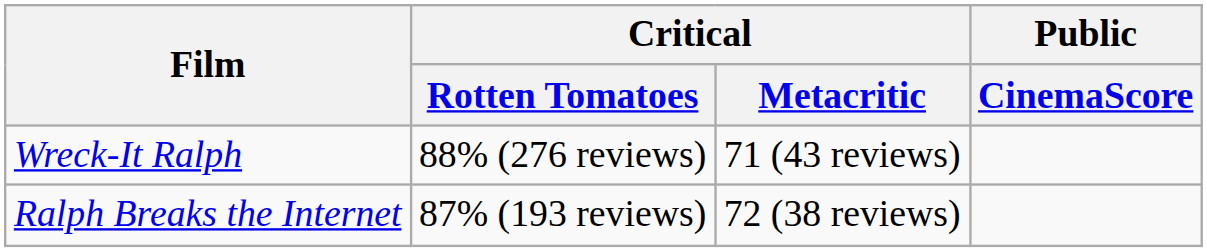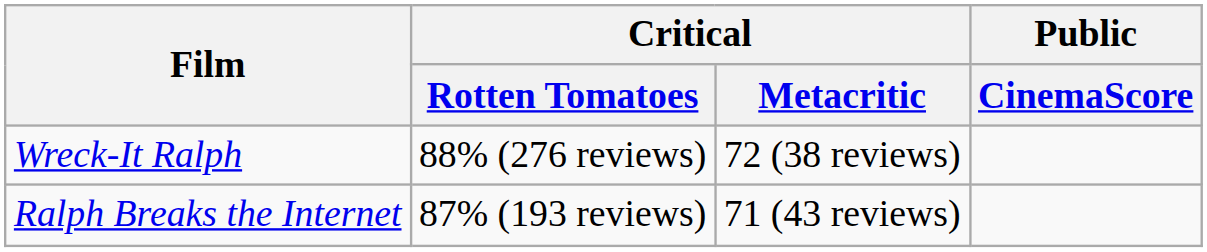(842, 154) 71 (43 reviews) -> (842, 154) 72 (38 reviews)
(842, 214) 72 (38 reviews) -> (842, 214) 71 (43 reviews)
